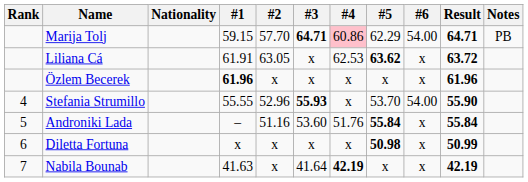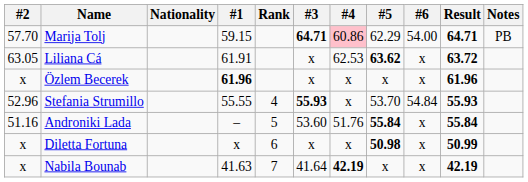columns swapped: (23, 15) <-> (275, 15)
(422, 101) 54.00 -> (422, 101) 54.84
(462, 101) 55.90 -> (462, 101) 55.93
